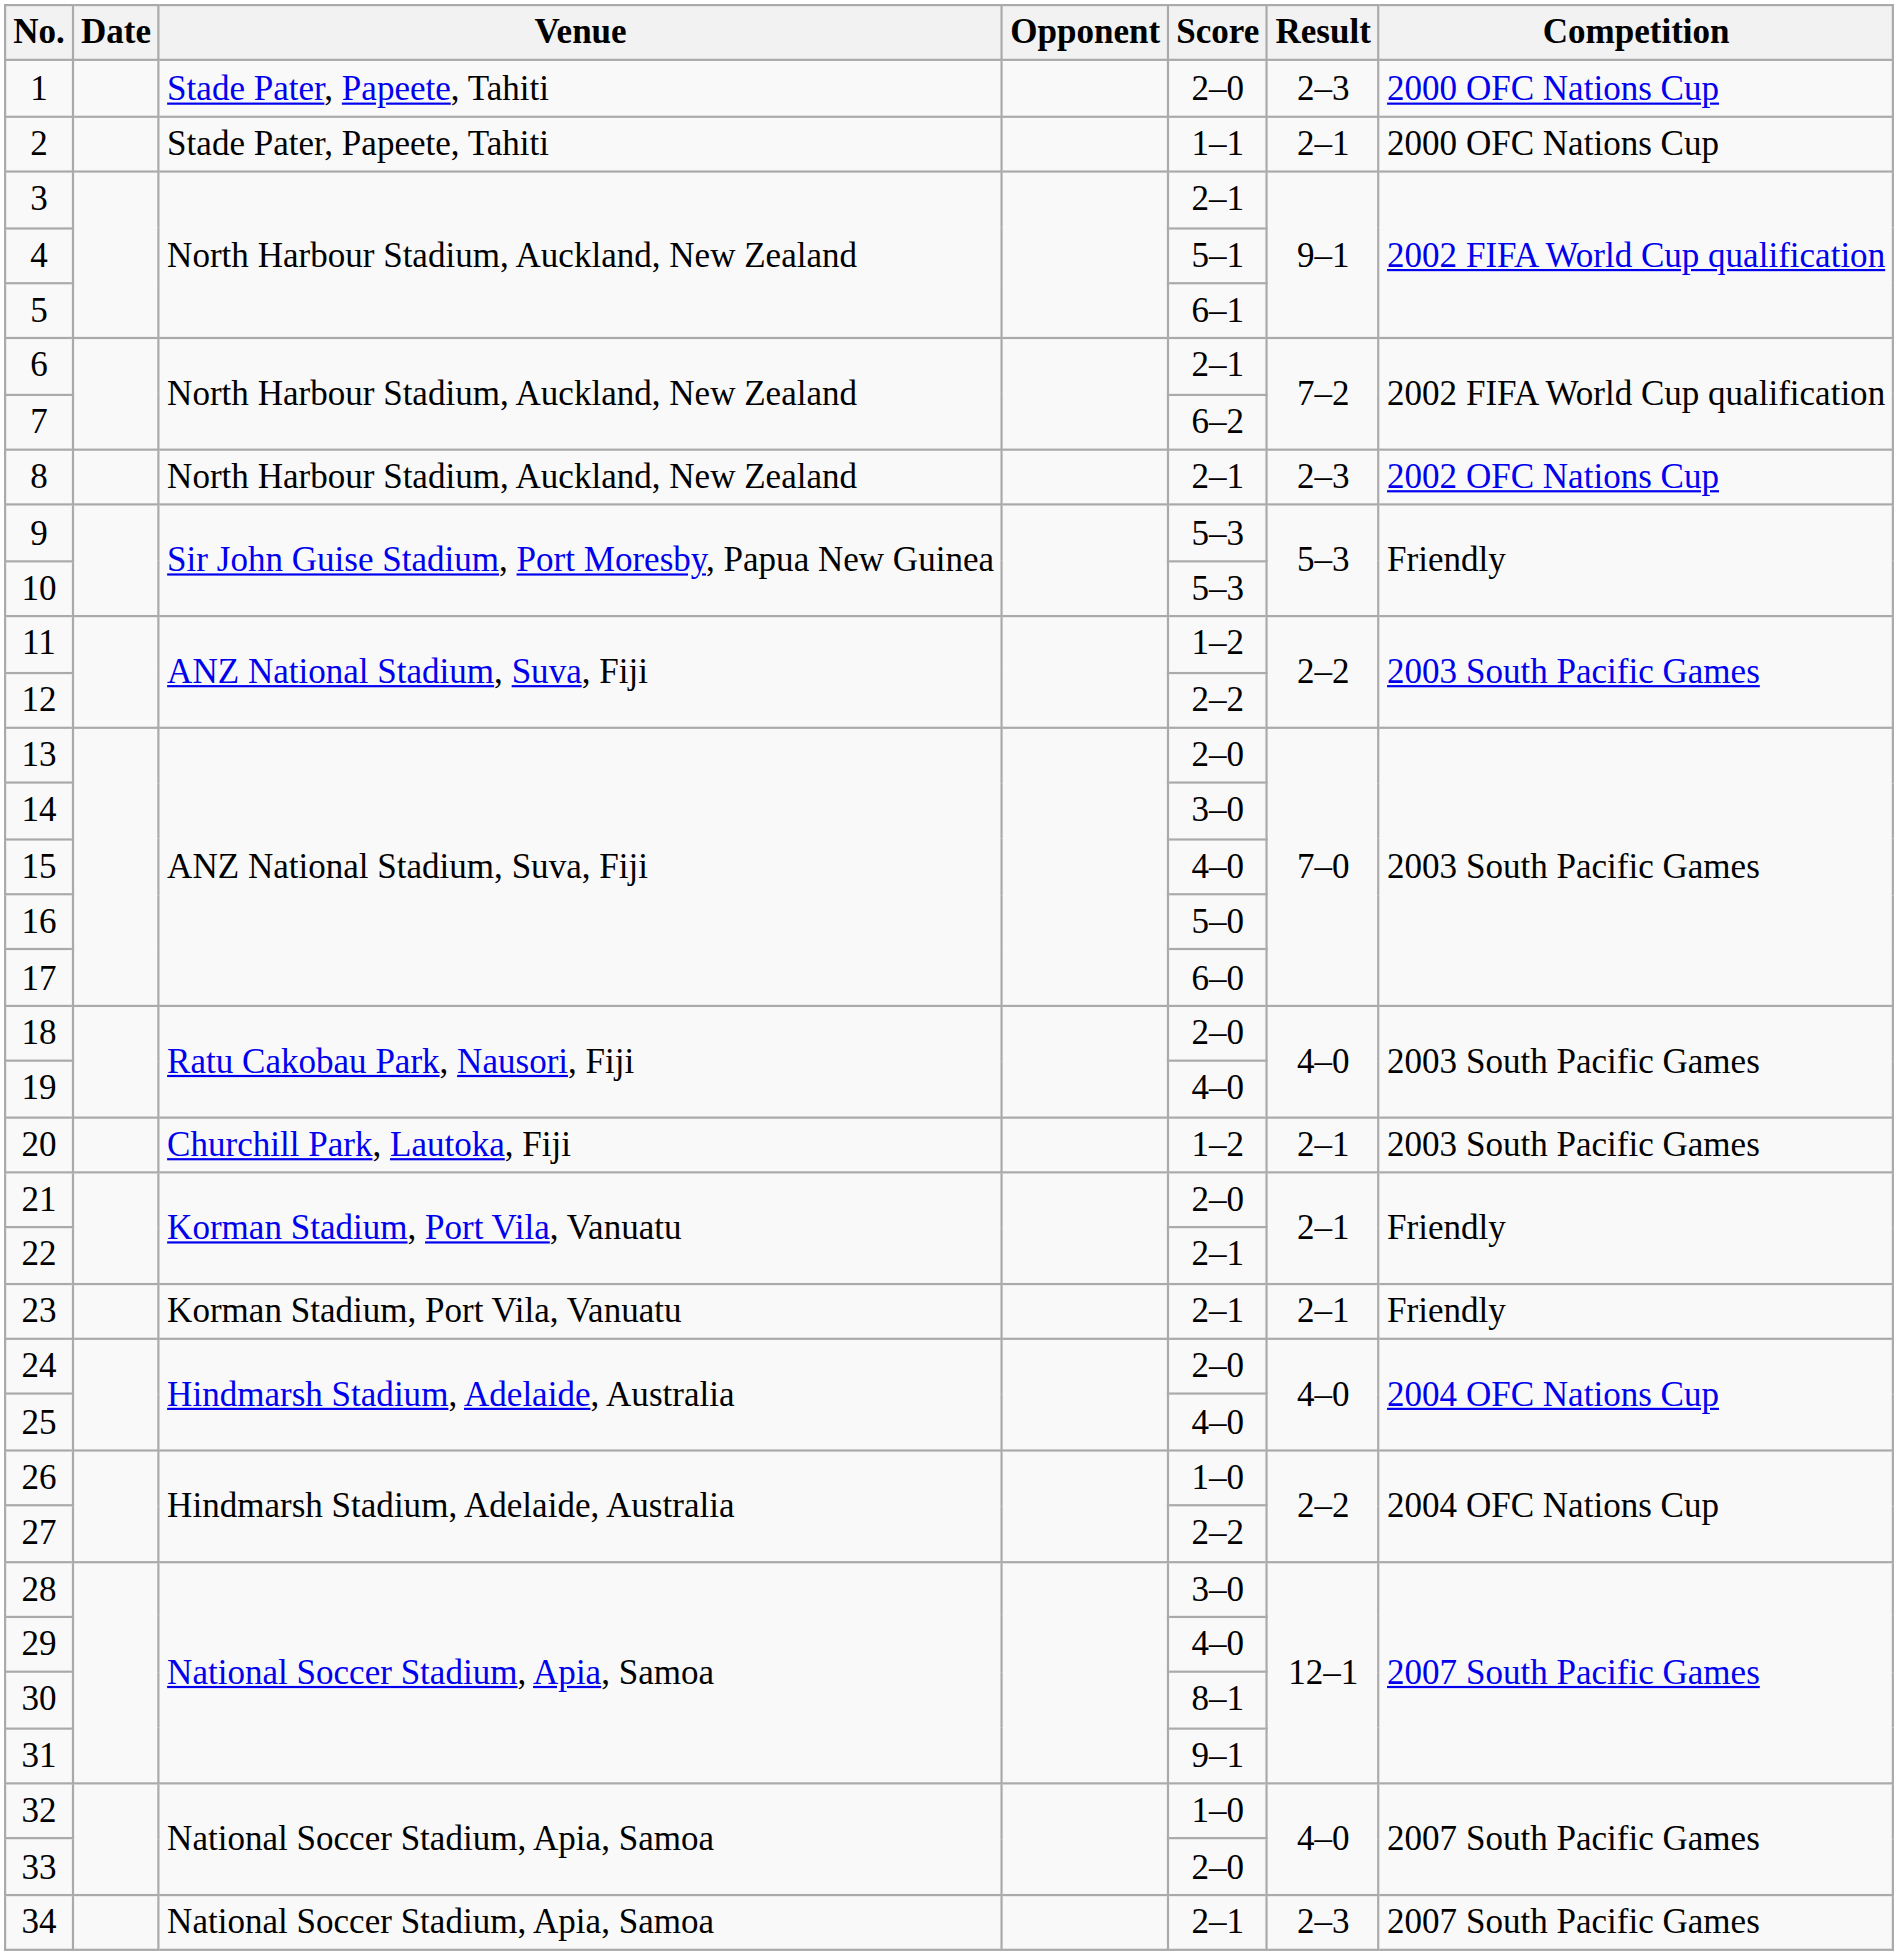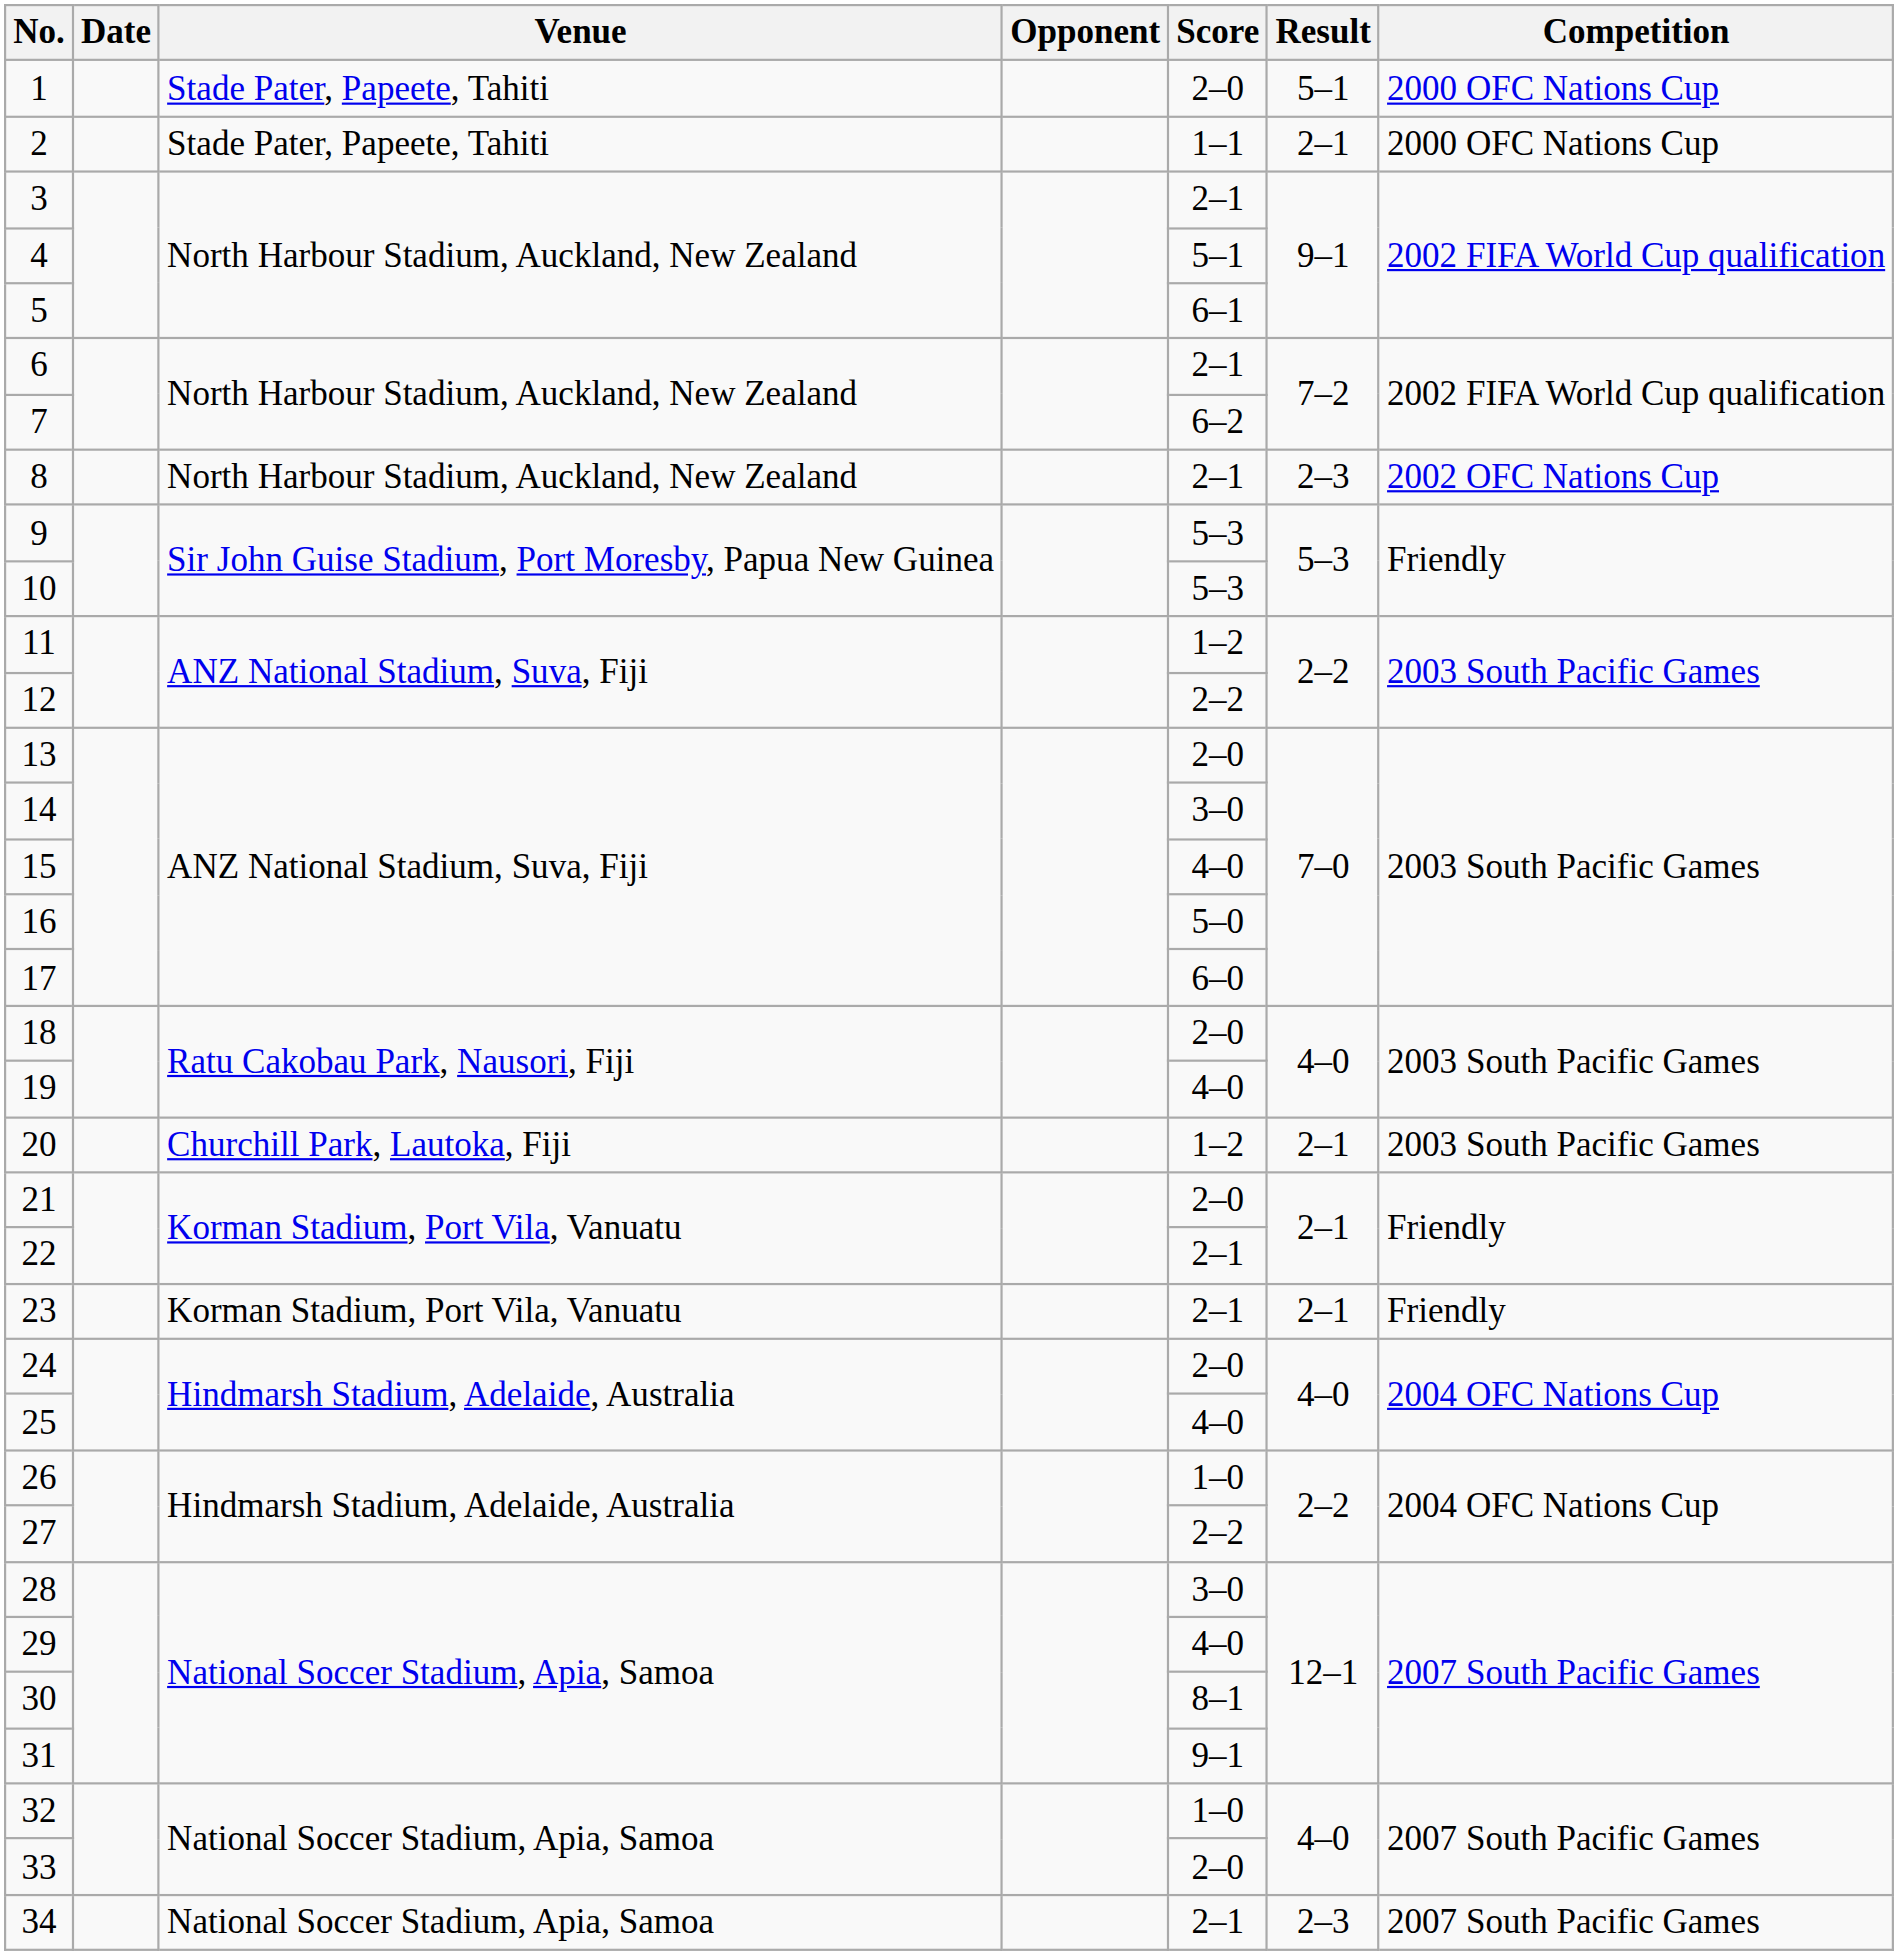(1323, 87) 2–3 -> (1323, 87) 5–1
